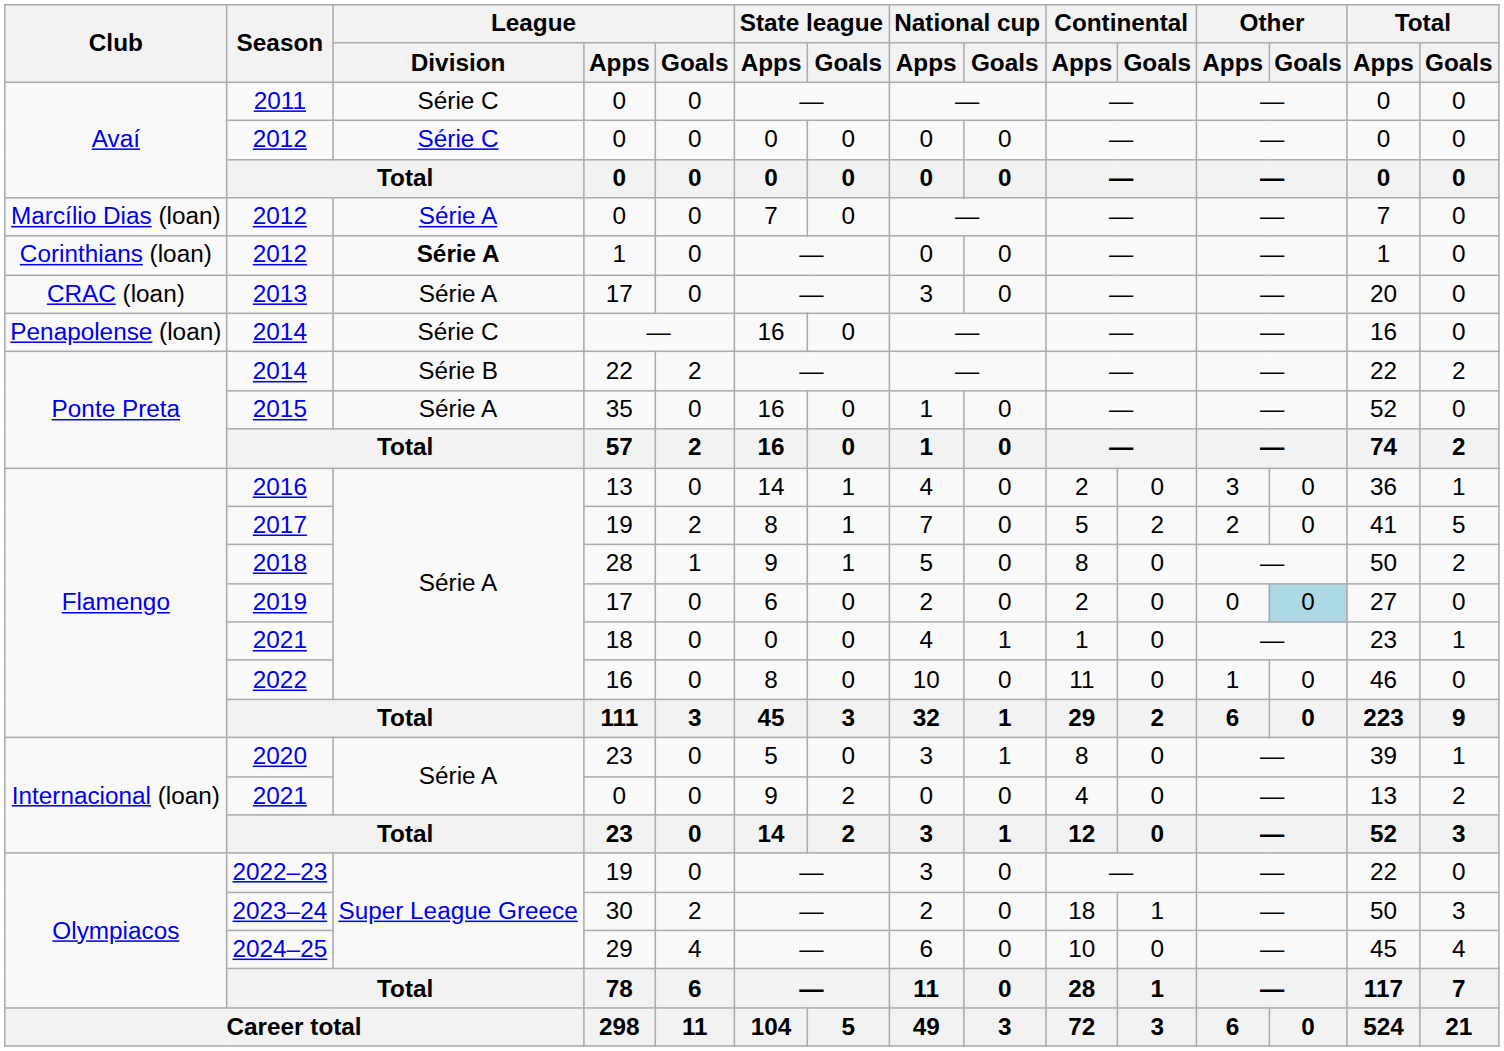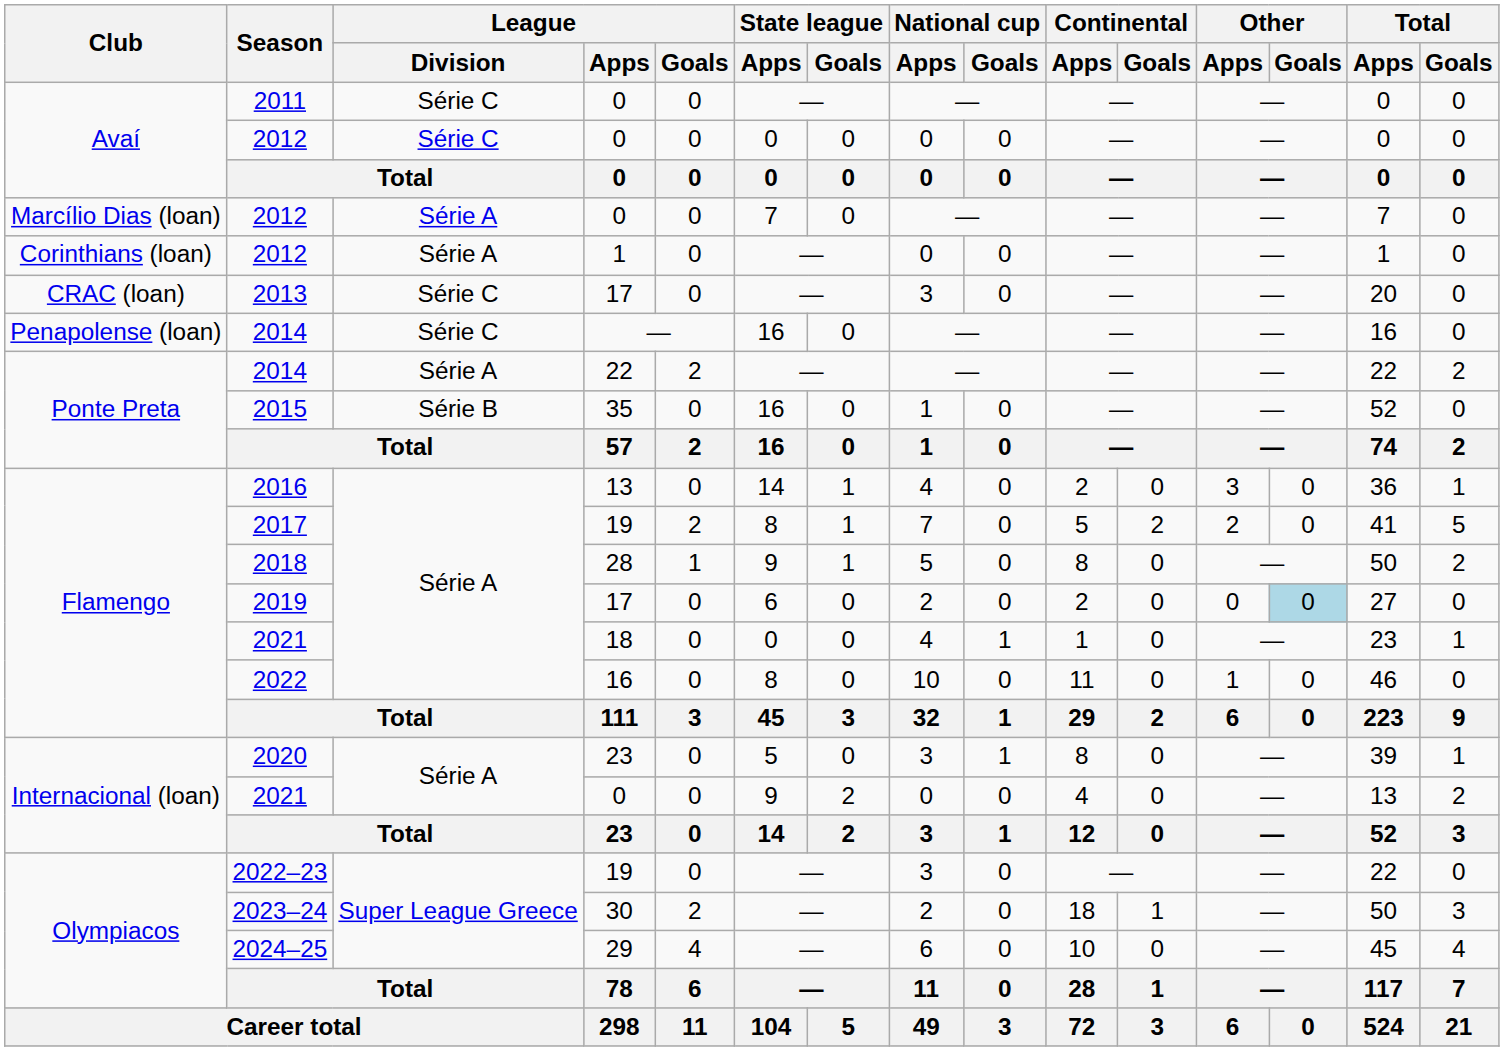(458, 255) bold -> (458, 255) normal
(458, 293) Série A -> (458, 293) Série C
(458, 370) Série B -> (458, 370) Série A
(458, 409) Série A -> (458, 409) Série B
